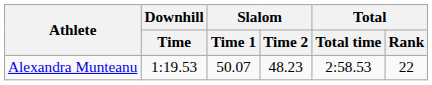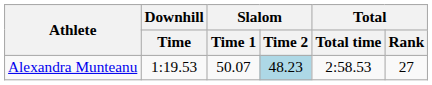(286, 67) no background -> (286, 67) lightblue background
(406, 67) 22 -> (406, 67) 27
